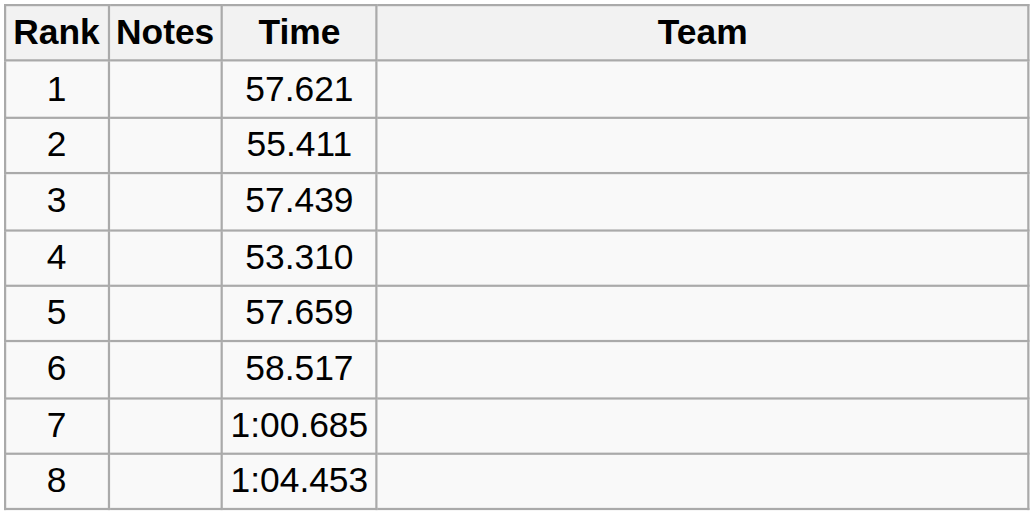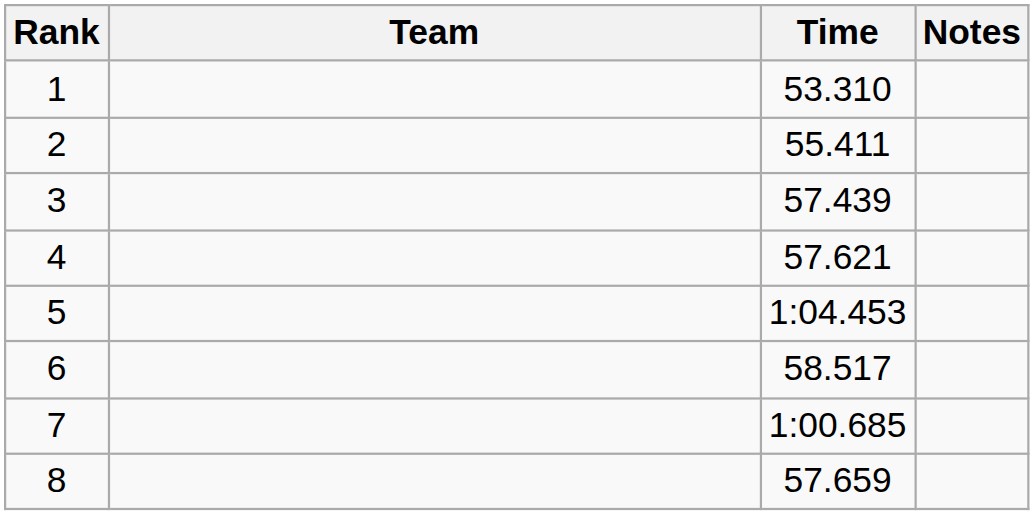columns swapped: (703, 32) <-> (165, 32)
(299, 88) 57.621 -> (838, 88) 53.310
(299, 256) 53.310 -> (838, 256) 57.621
(299, 312) 57.659 -> (838, 312) 1:04.453
(299, 481) 1:04.453 -> (838, 481) 57.659
